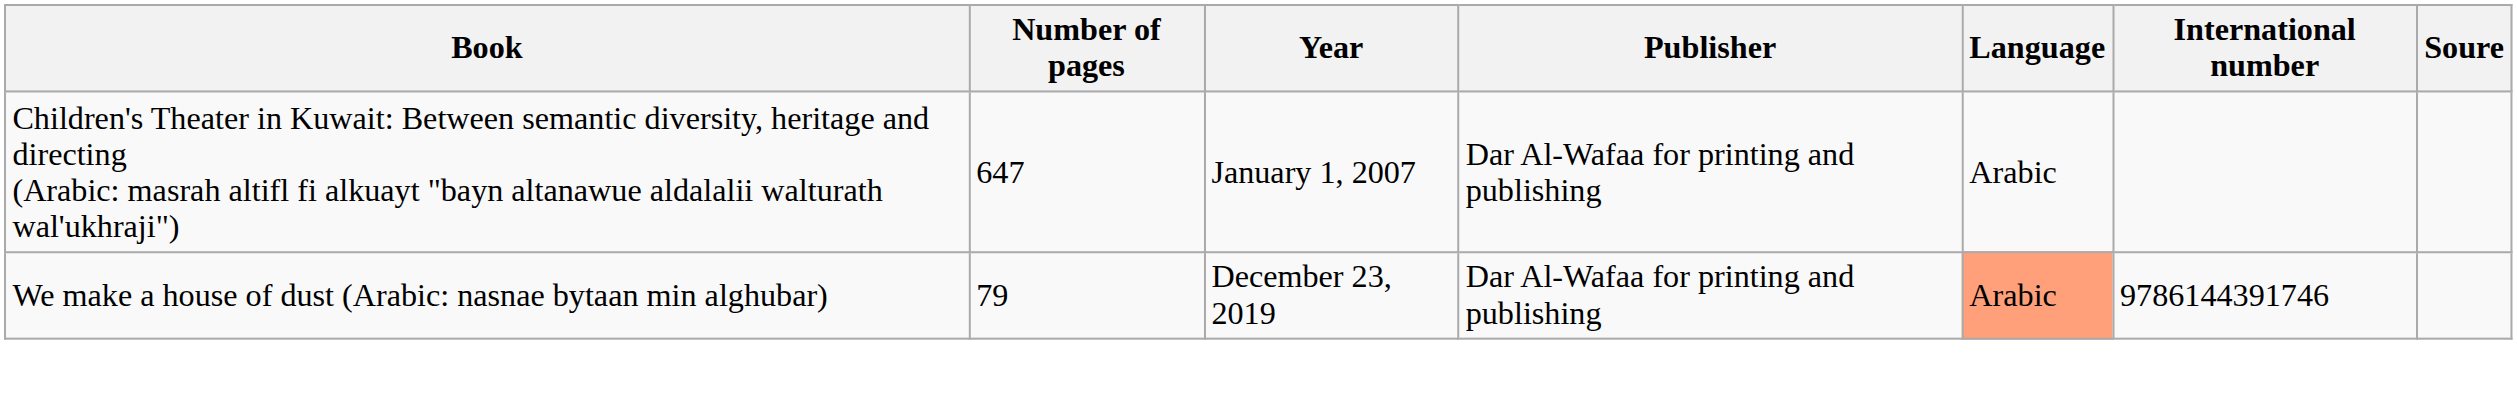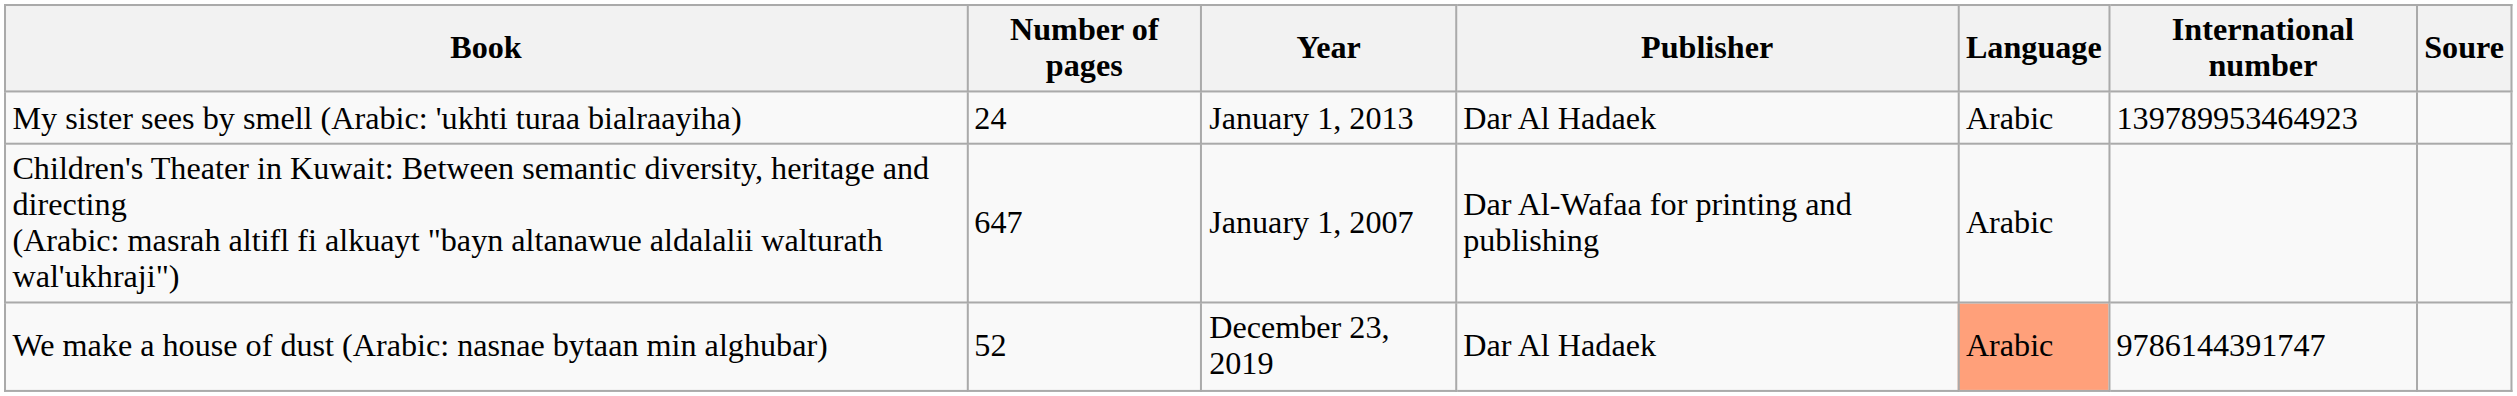+ row: (377, 117)
(992, 294) 79 -> (990, 345) 52
(1660, 294) Dar Al-Wafaa for printing and publishing -> (1560, 345) Dar Al Hadaek
(2225, 294) 9786144391746 -> (2221, 345) 9786144391747
